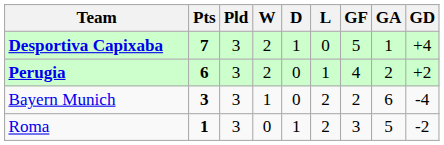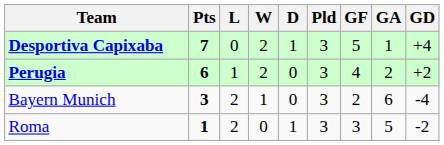columns swapped: (236, 18) <-> (326, 18)
